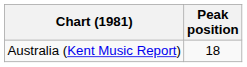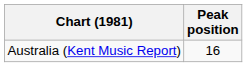(213, 51) 18 -> (213, 51) 16
